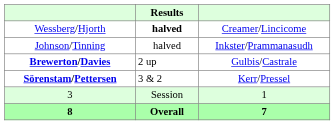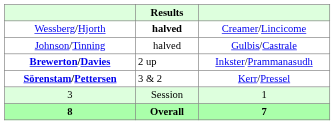(264, 45) Inkster/Prammanasudh -> (264, 45) Gulbis/Castrale
(264, 62) Gulbis/Castrale -> (264, 62) Inkster/Prammanasudh
